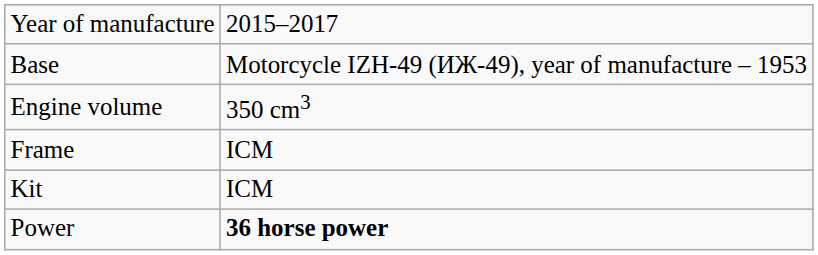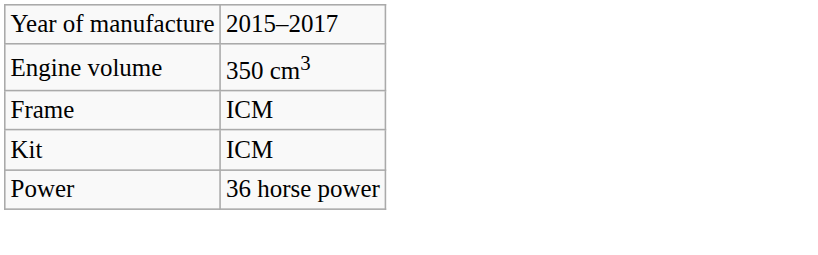- row: (35, 63)
(307, 228) bold -> (303, 189) normal
